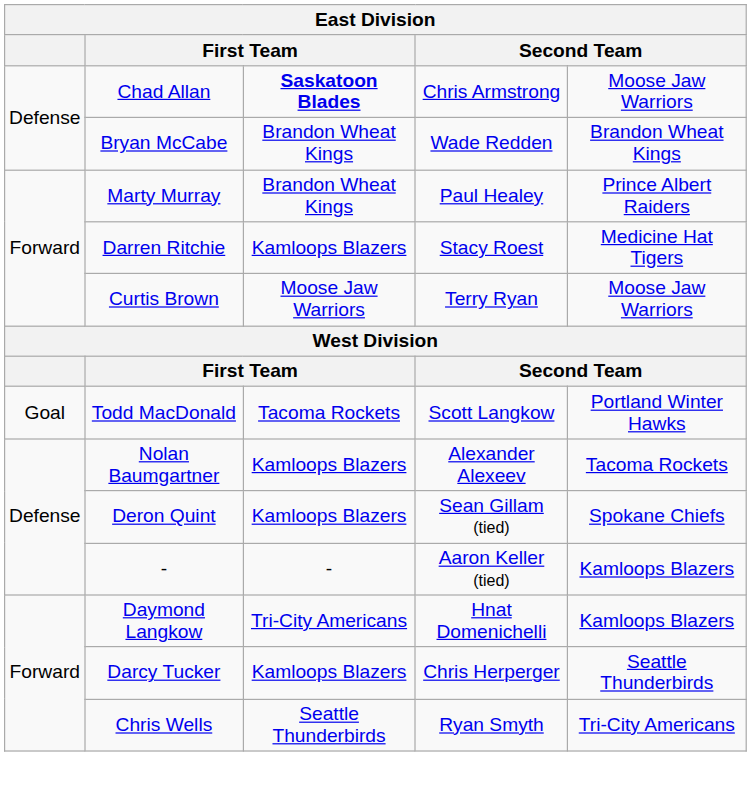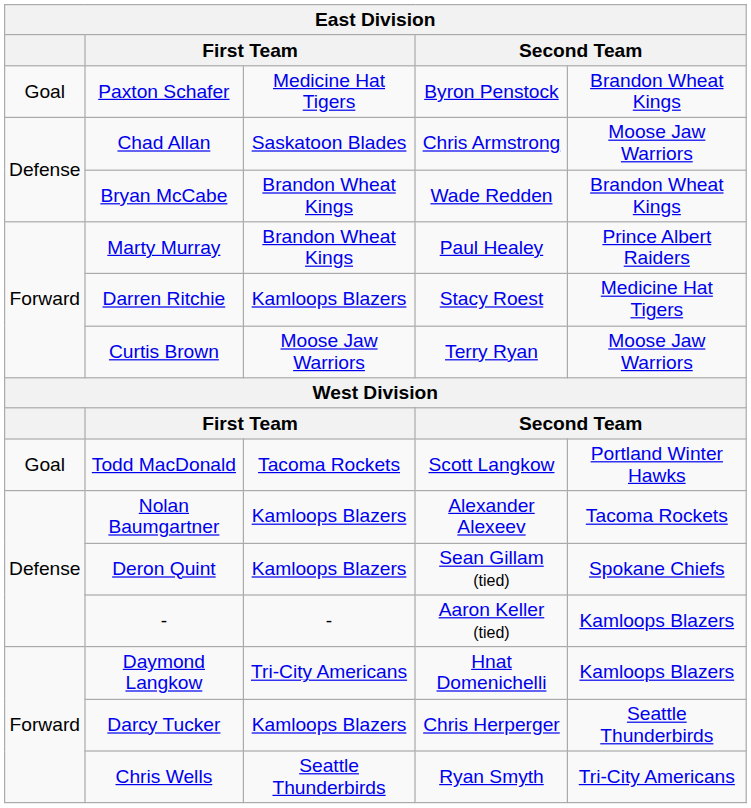+ row: (164, 91)
(329, 91) bold -> (329, 143) normal
